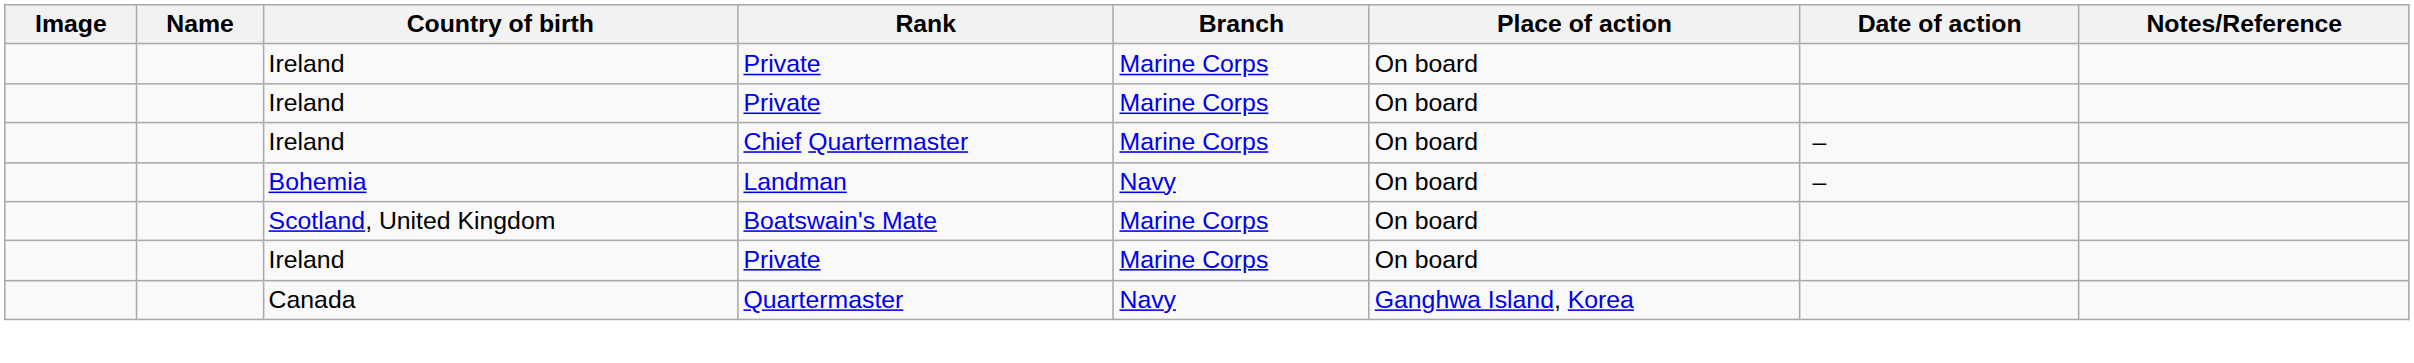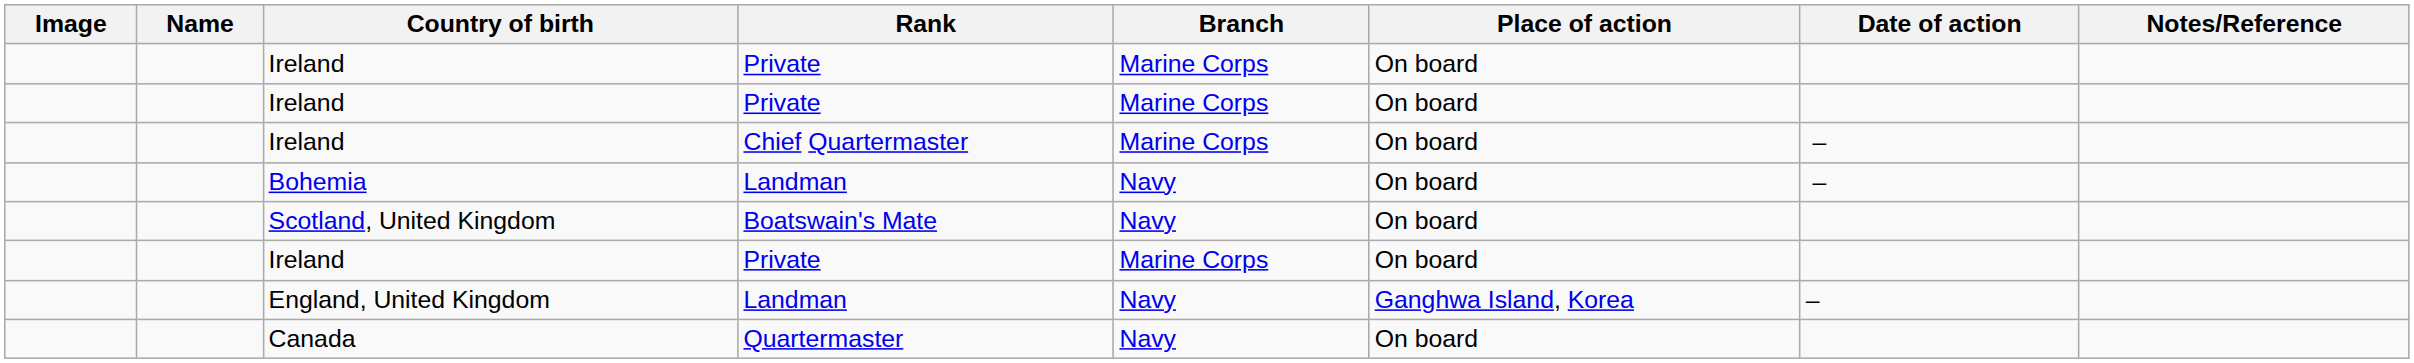(1194, 220) Marine Corps -> (1148, 220) Navy
+ row: (409, 299)
(1504, 299) Ganghwa Island, Korea -> (1426, 338) On board
